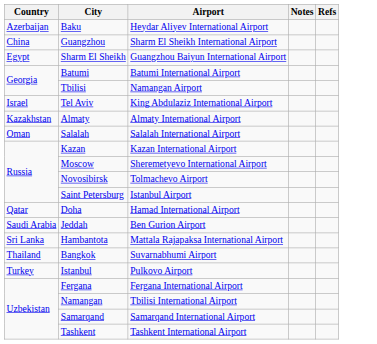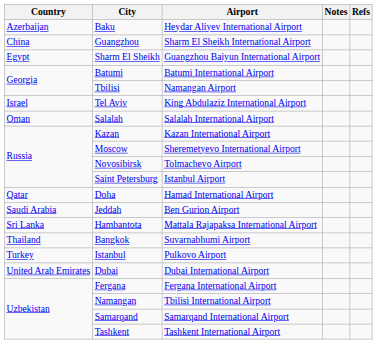- row: (75, 118)
+ row: (106, 270)
